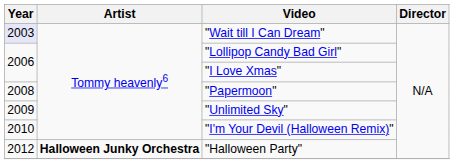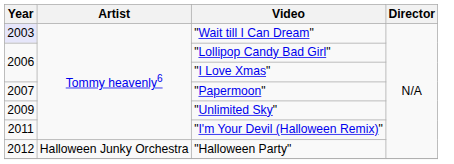(21, 91) 2008 -> (21, 91) 2007
(21, 129) 2010 -> (21, 129) 2011
(120, 149) bold -> (114, 149) normal
